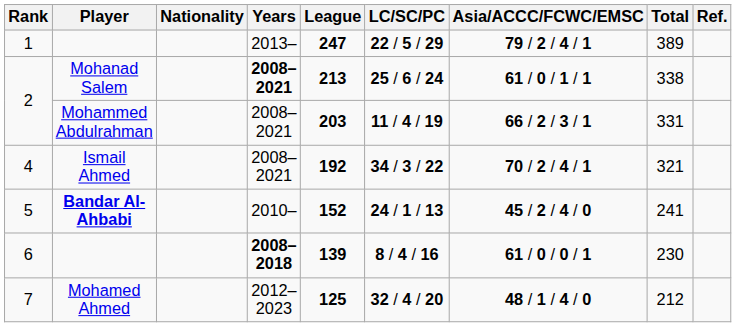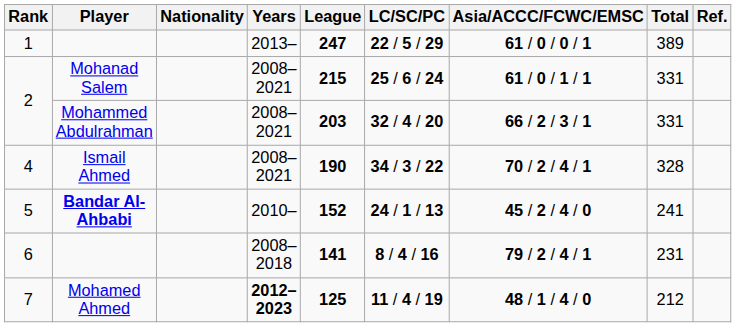(548, 43) 79 / 2 / 4 / 1 -> (548, 43) 61 / 0 / 0 / 1
(274, 78) bold -> (274, 78) normal
(333, 78) 213 -> (333, 78) 215
(670, 78) 338 -> (670, 78) 331
(407, 122) 11 / 4 / 19 -> (407, 122) 32 / 4 / 20
(333, 166) 192 -> (333, 166) 190
(670, 166) 321 -> (670, 166) 328
(274, 255) bold -> (274, 255) normal
(333, 255) 139 -> (333, 255) 141
(548, 255) 61 / 0 / 0 / 1 -> (548, 255) 79 / 2 / 4 / 1
(670, 255) 230 -> (670, 255) 231
(274, 299) normal -> (274, 299) bold
(407, 299) 32 / 4 / 20 -> (407, 299) 11 / 4 / 19
